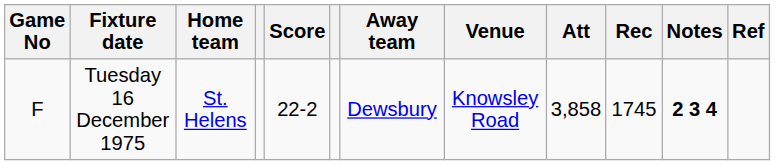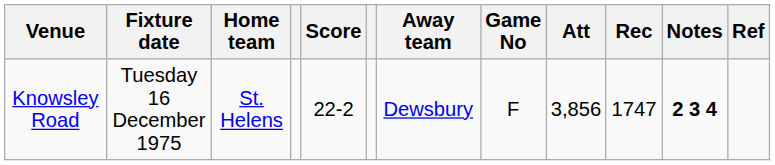columns swapped: (37, 31) <-> (495, 31)
(576, 109) 3,858 -> (576, 109) 3,856
(634, 109) 1745 -> (634, 109) 1747
